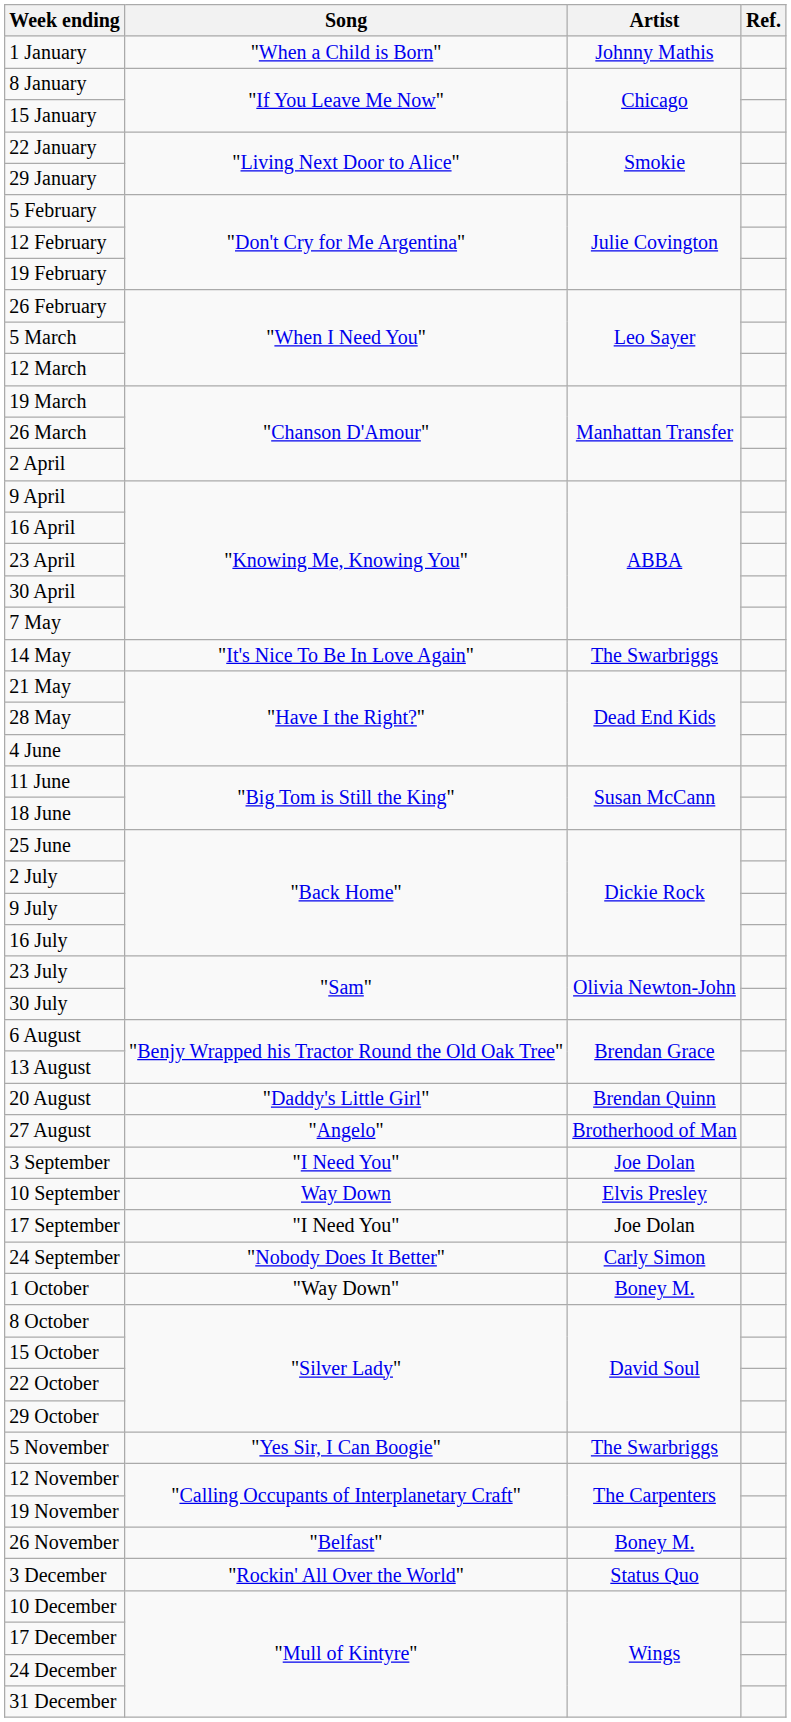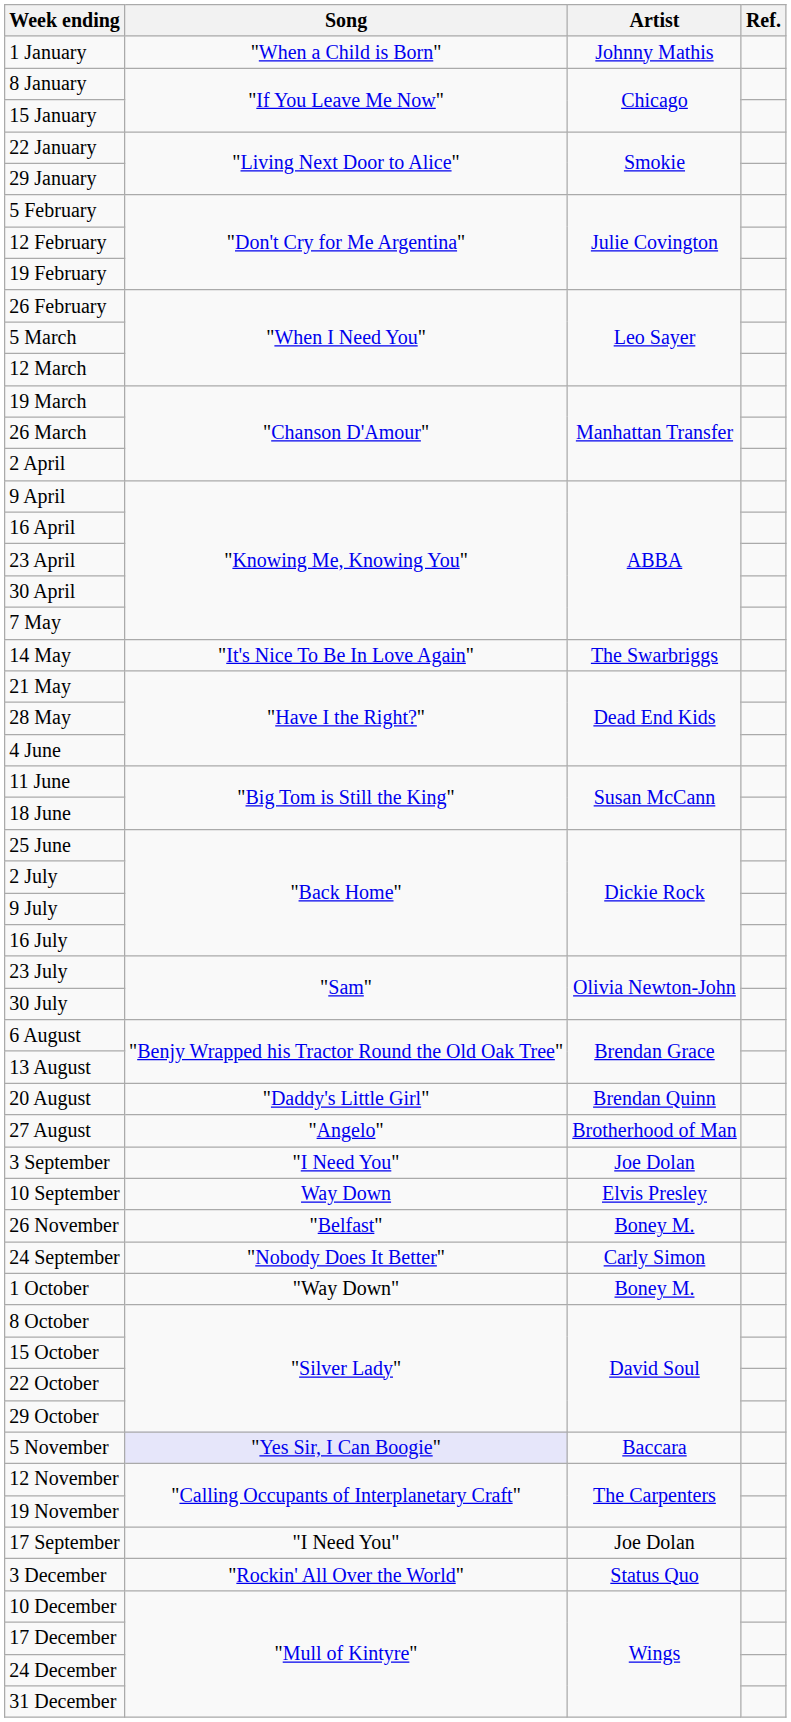rows swapped: (64, 1225) <-> (64, 1542)
(346, 1447) no background -> (346, 1447) lavender background
(654, 1447) The Swarbriggs -> (654, 1447) Baccara
